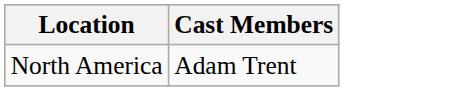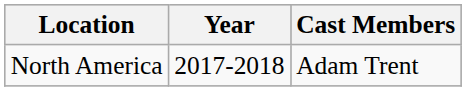+ column: (229, 24)
